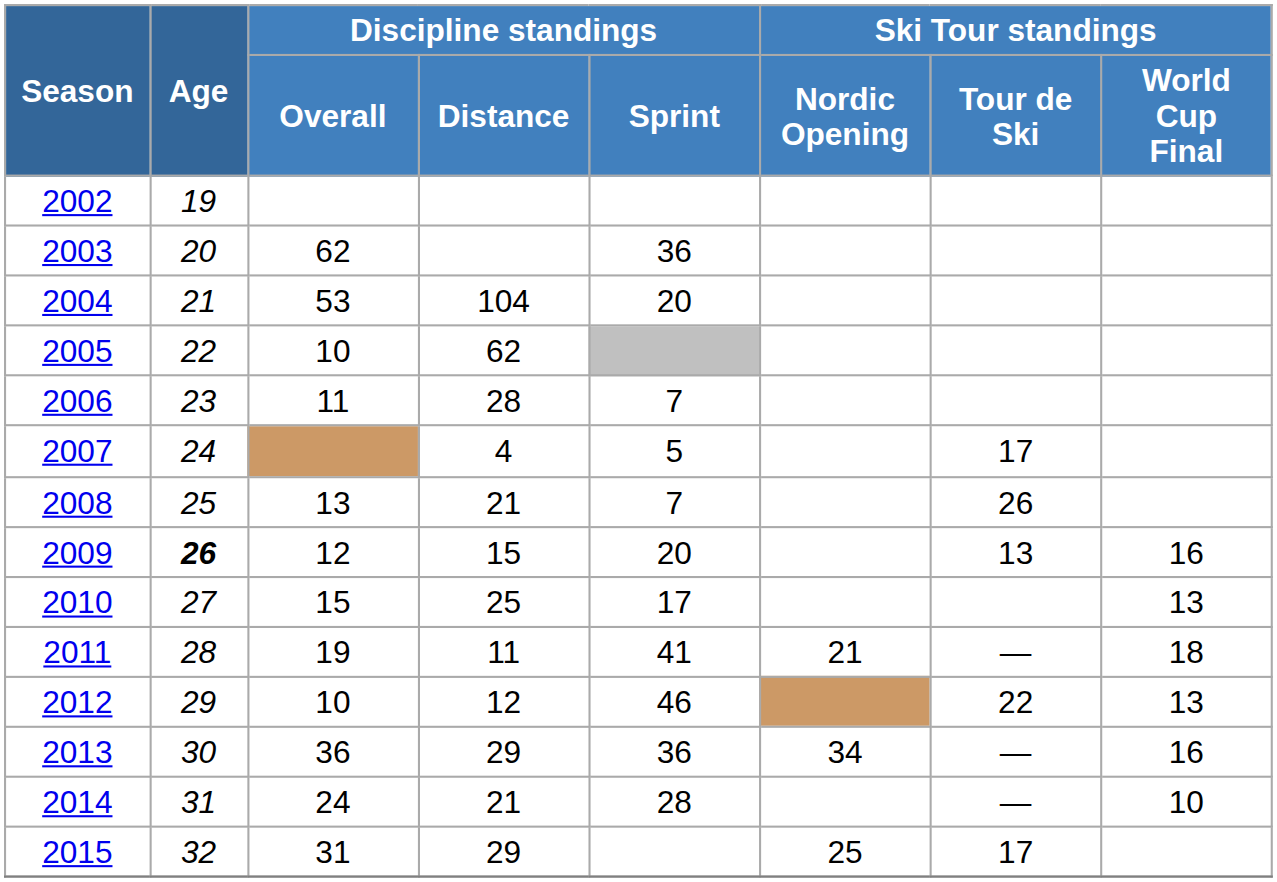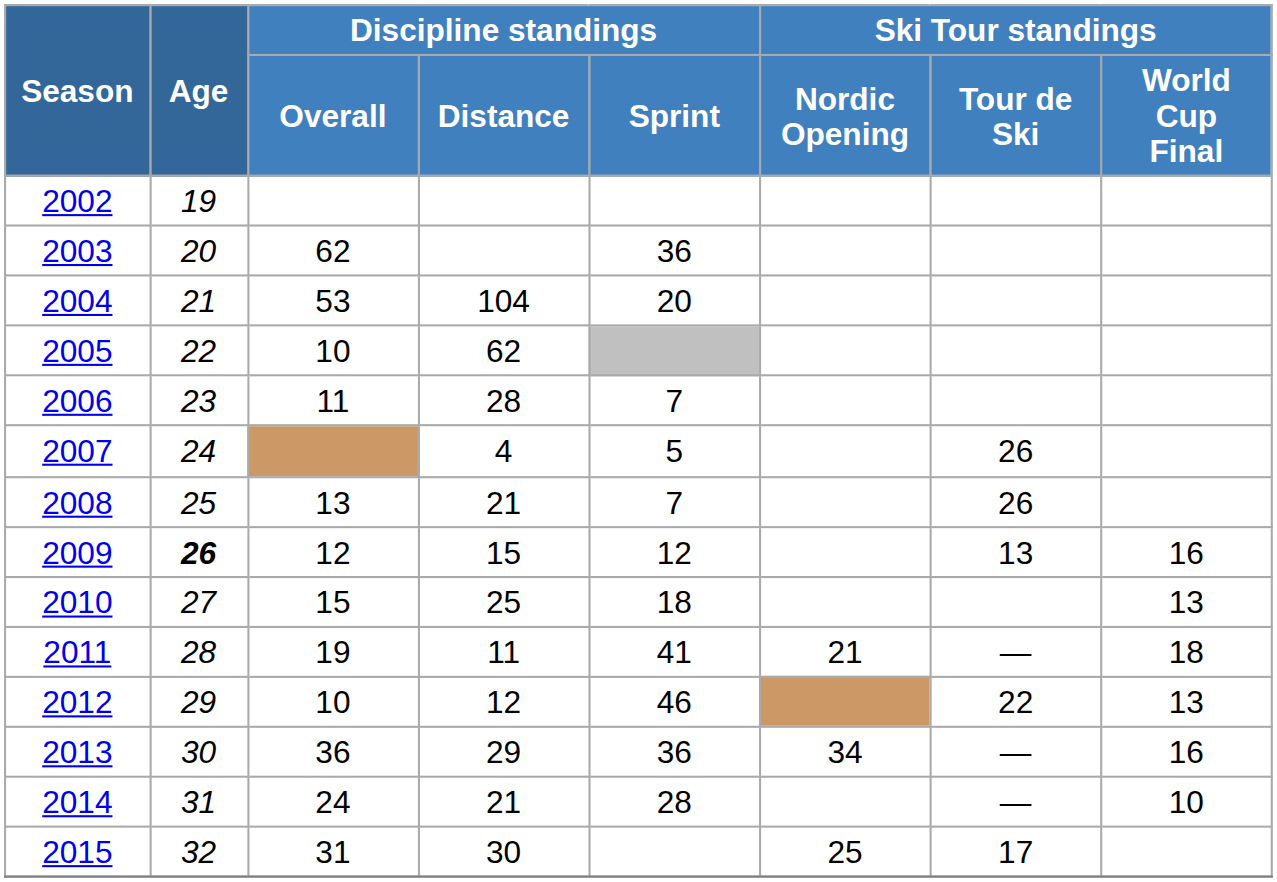(1016, 451) 17 -> (1016, 451) 26
(674, 551) 20 -> (674, 551) 12
(674, 601) 17 -> (674, 601) 18
(504, 852) 29 -> (504, 852) 30
